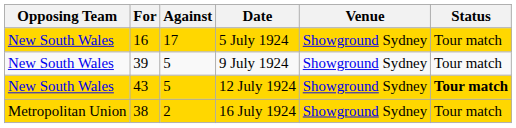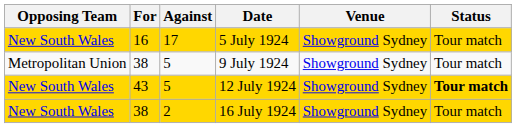(61, 63) New South Wales -> (67, 63) Metropolitan Union
(141, 63) 39 -> (141, 63) 38
(67, 110) Metropolitan Union -> (61, 110) New South Wales
